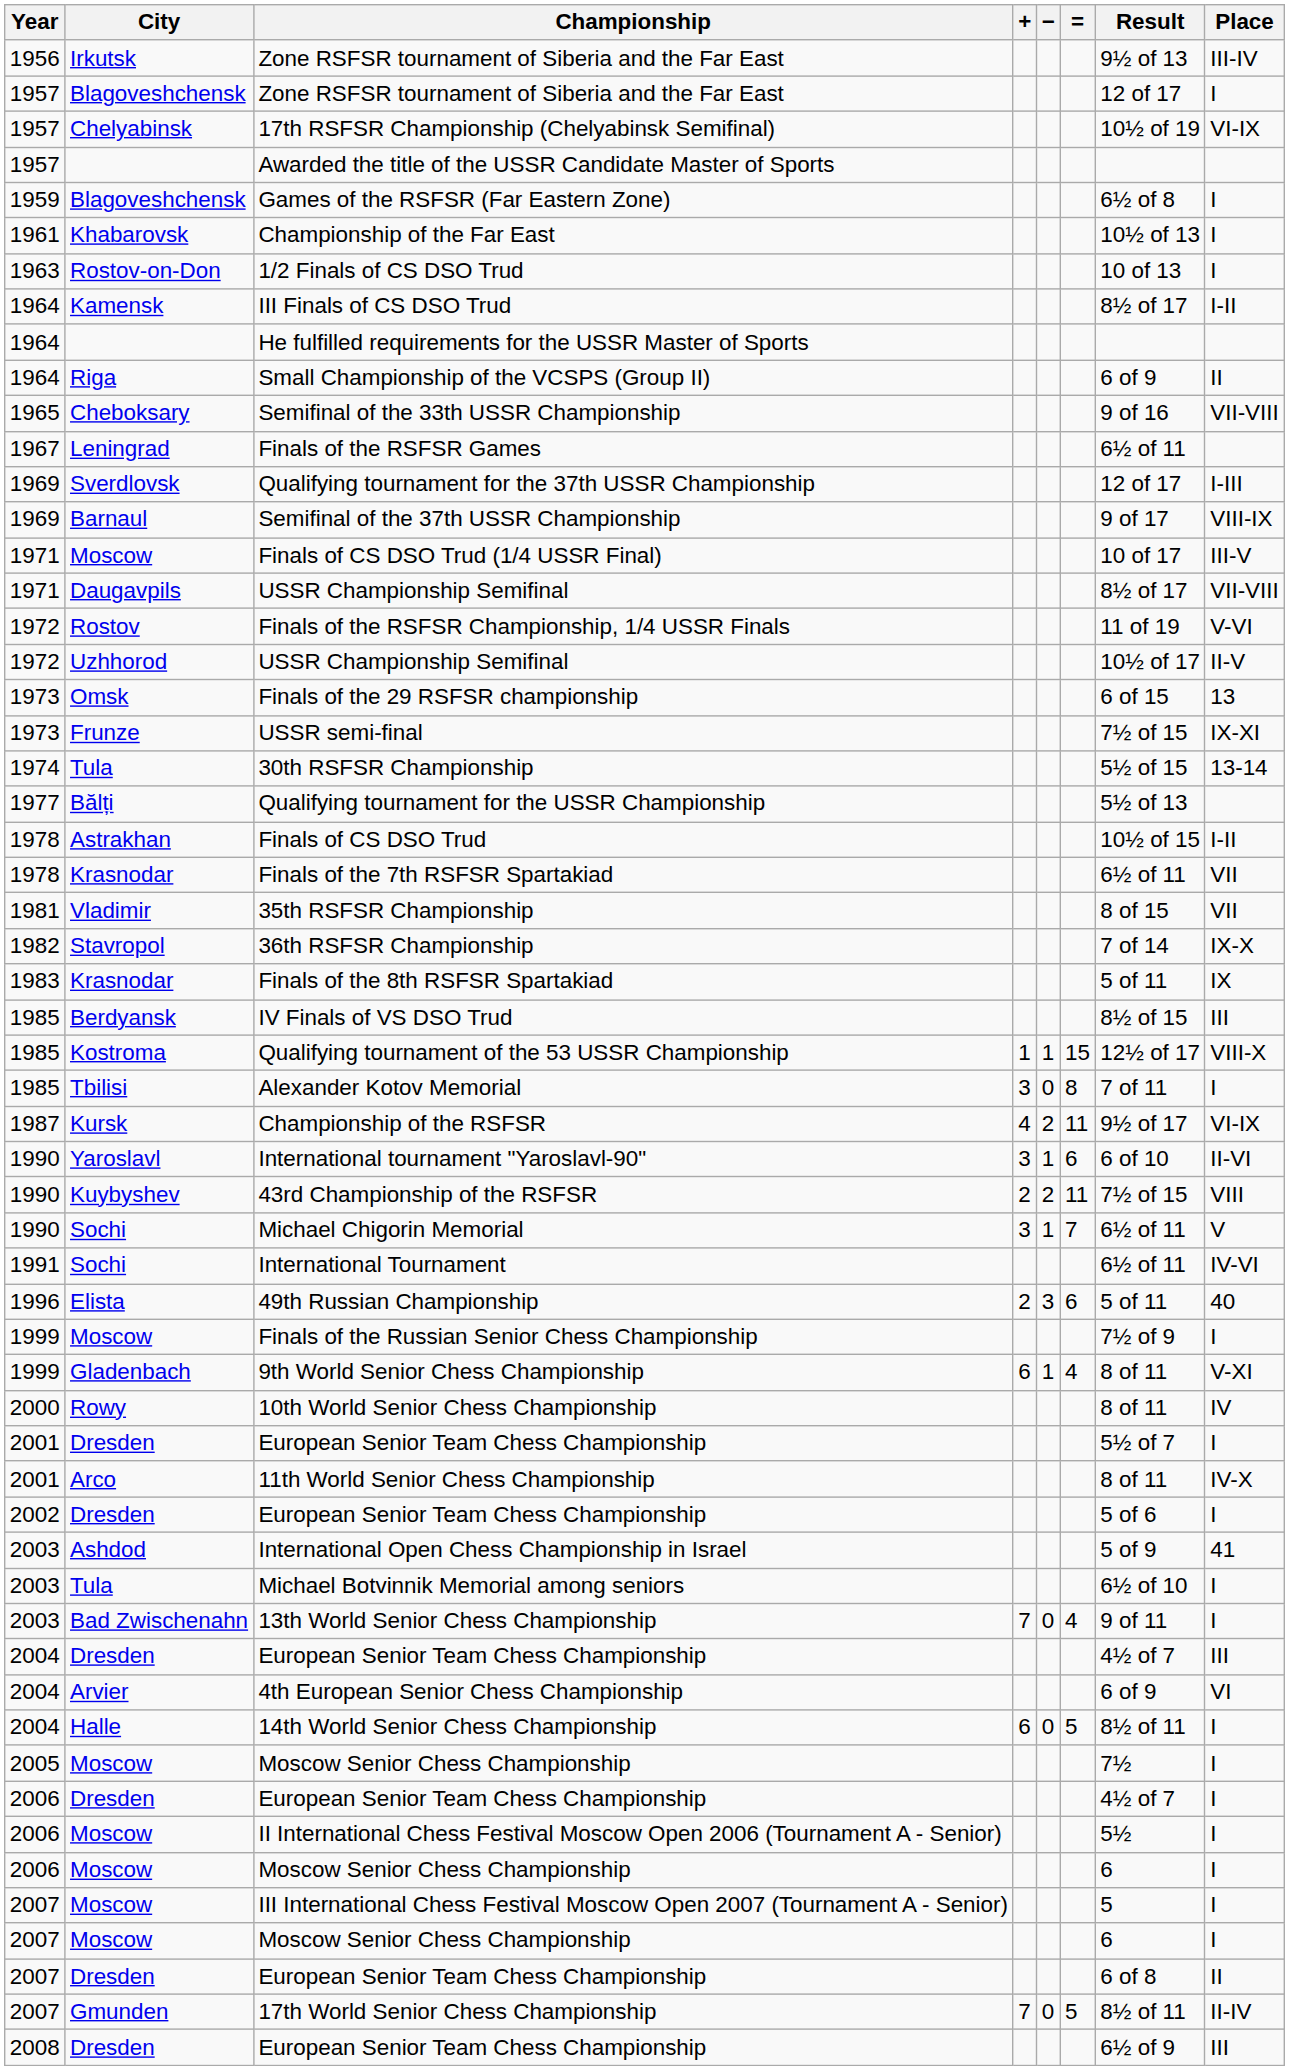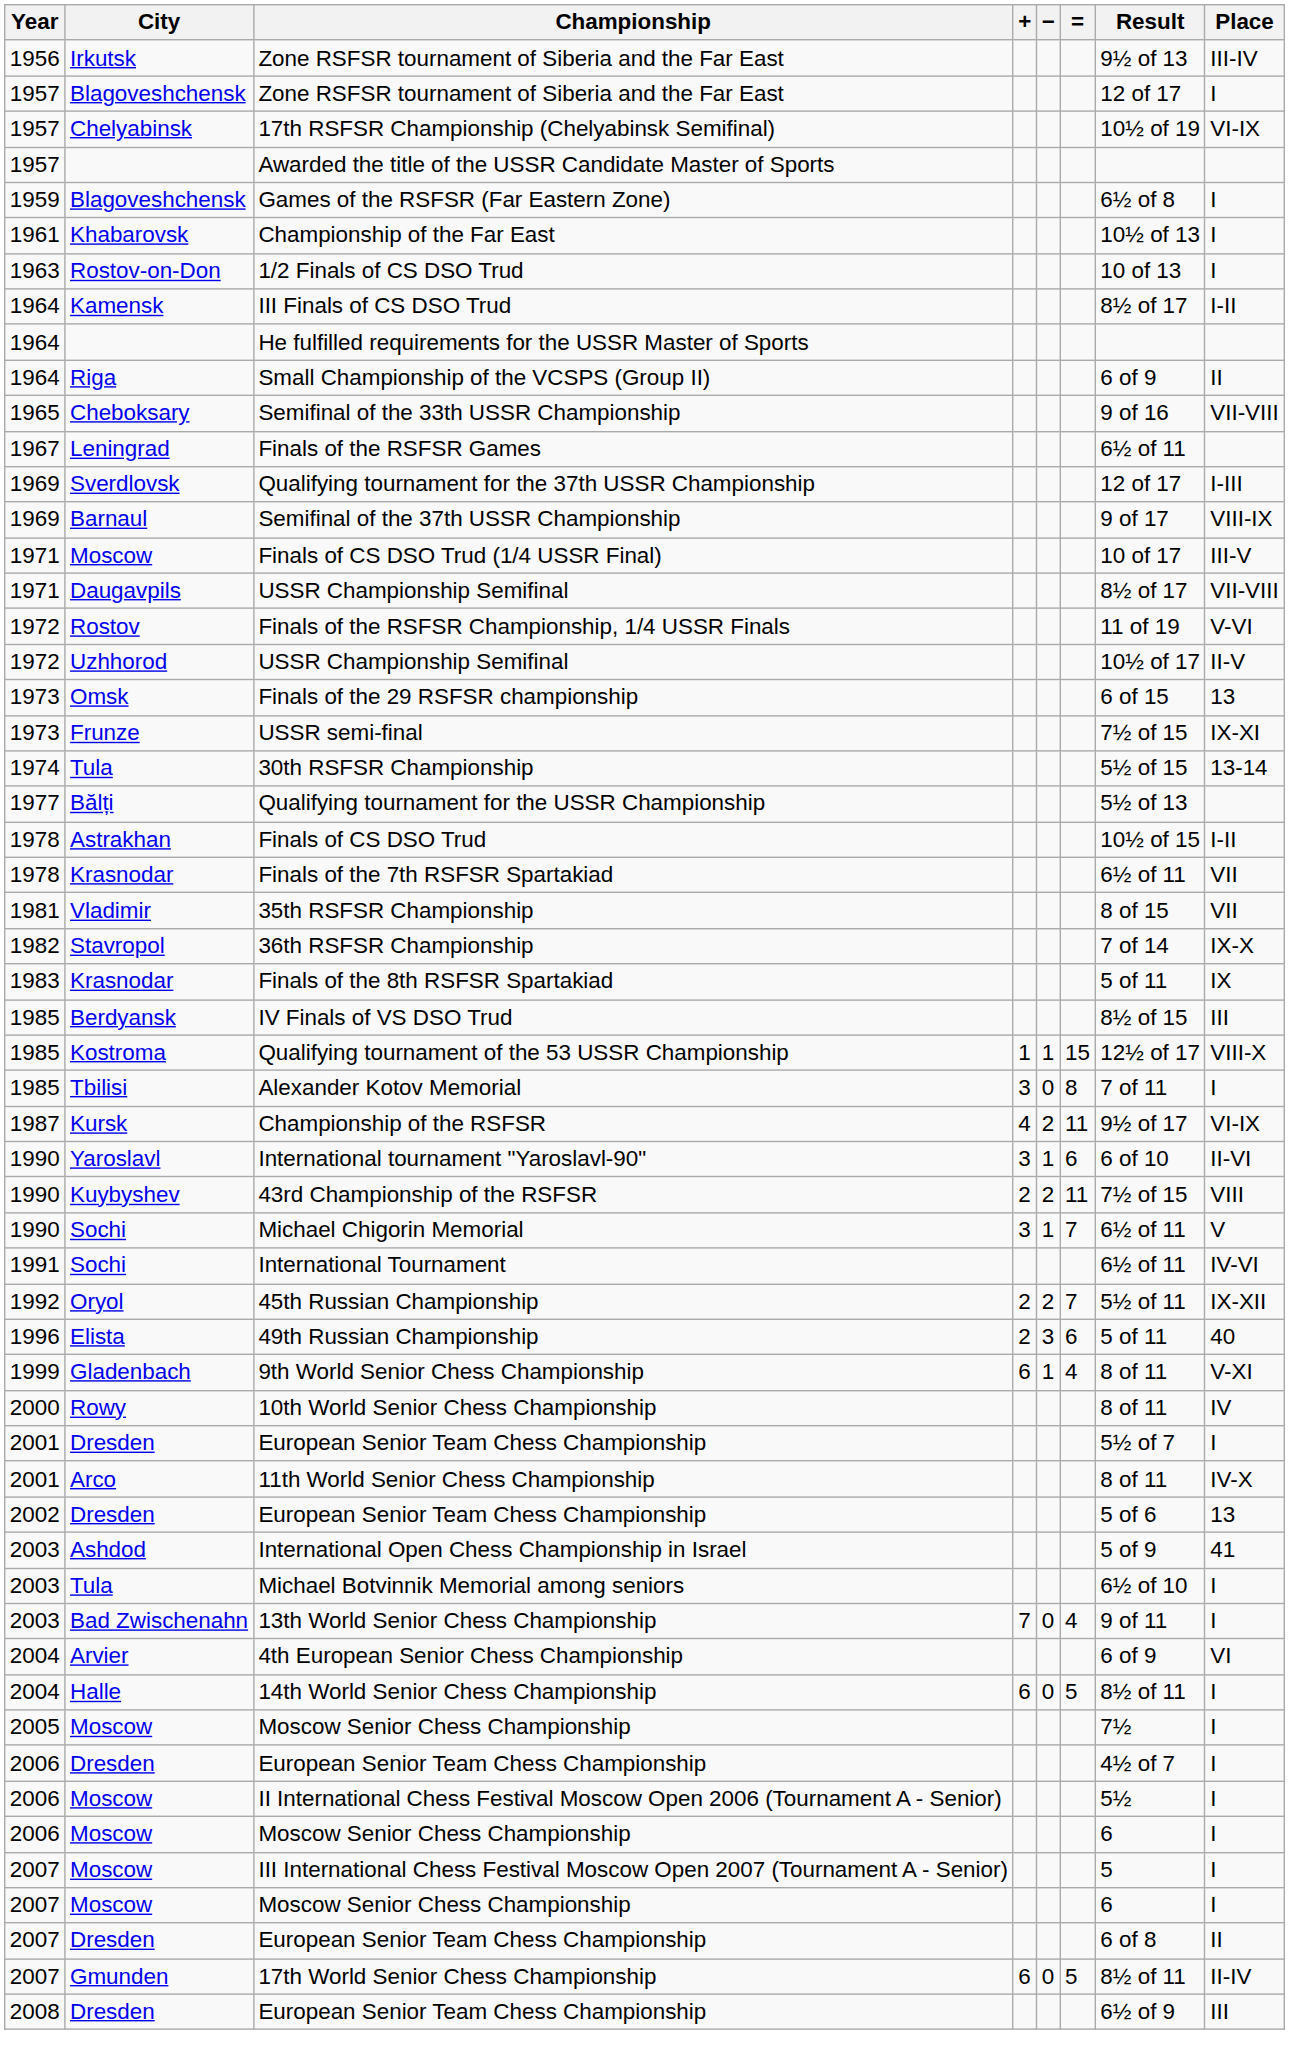+ row: (35, 1301)
- row: (35, 1336)
(1213, 1514) I -> (1223, 1514) 13
- row: (35, 1656)
(1024, 2011) 7 -> (1024, 1976) 6
